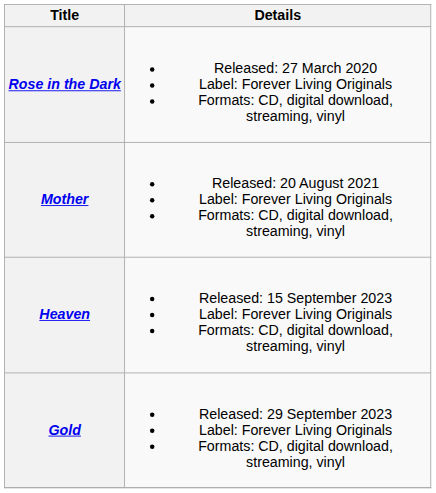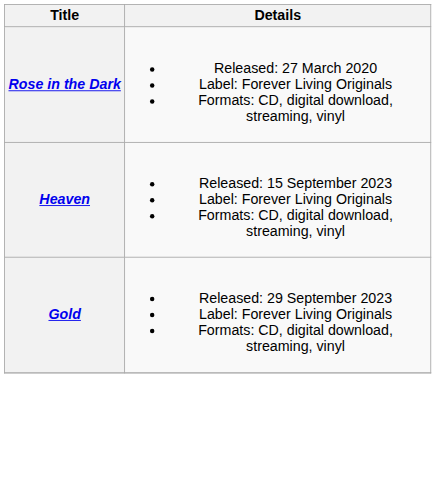- row: (65, 199)
